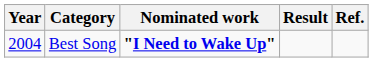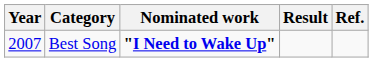(25, 43) 2004 -> (25, 43) 2007
